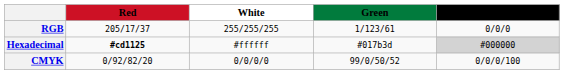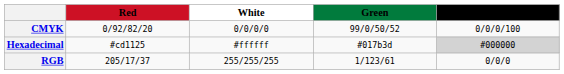rows swapped: (52, 28) <-> (47, 61)
(128, 45) bold -> (128, 45) normal
